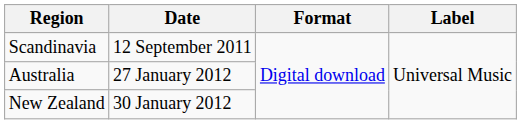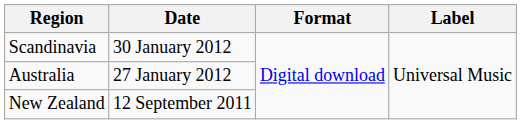(182, 47) 12 September 2011 -> (172, 47) 30 January 2012
(172, 103) 30 January 2012 -> (182, 103) 12 September 2011
